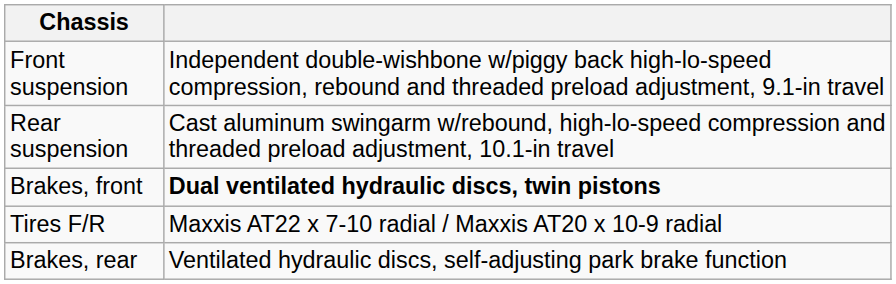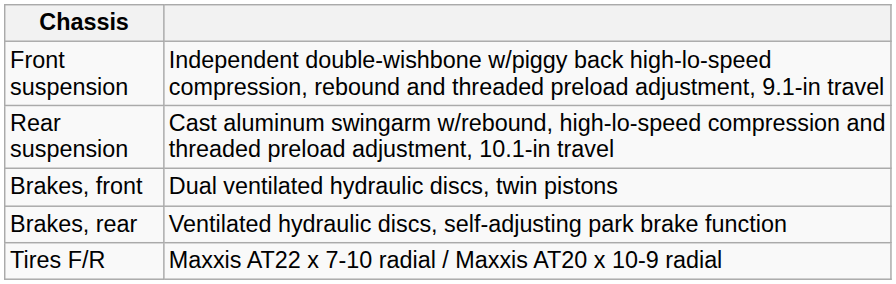(415, 186) bold -> (393, 186) normal
rows swapped: (74, 260) <-> (58, 223)
